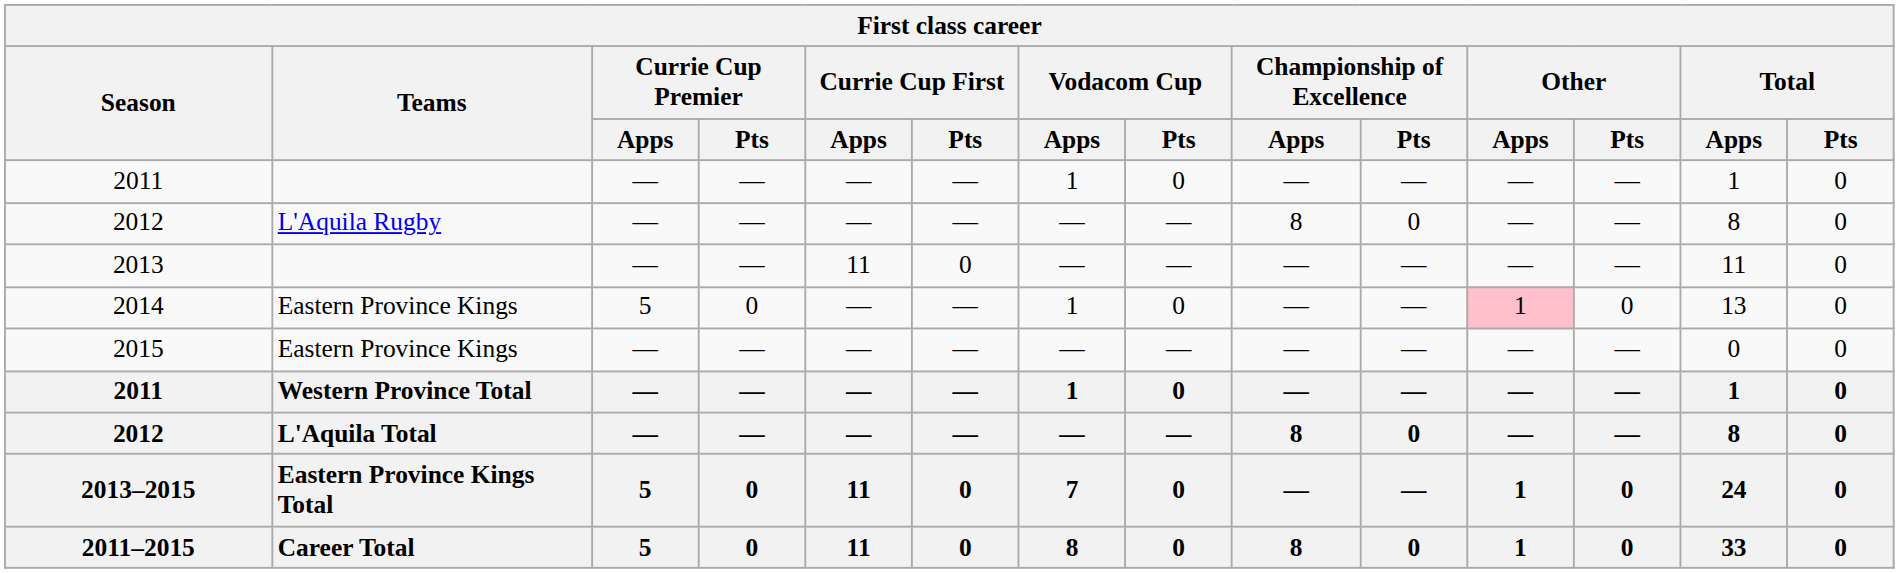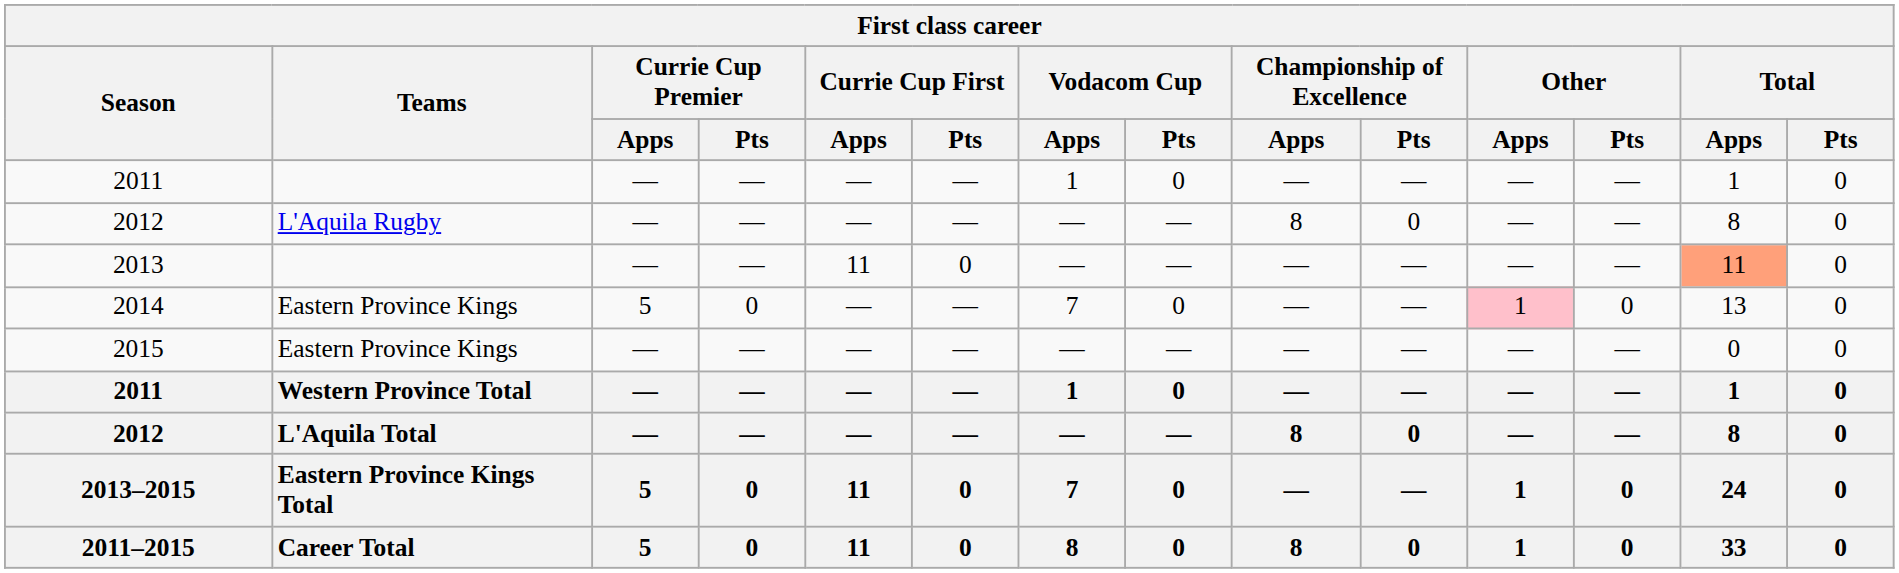(1734, 264) no background -> (1734, 264) lightsalmon background
(1072, 306) 1 -> (1072, 306) 7
